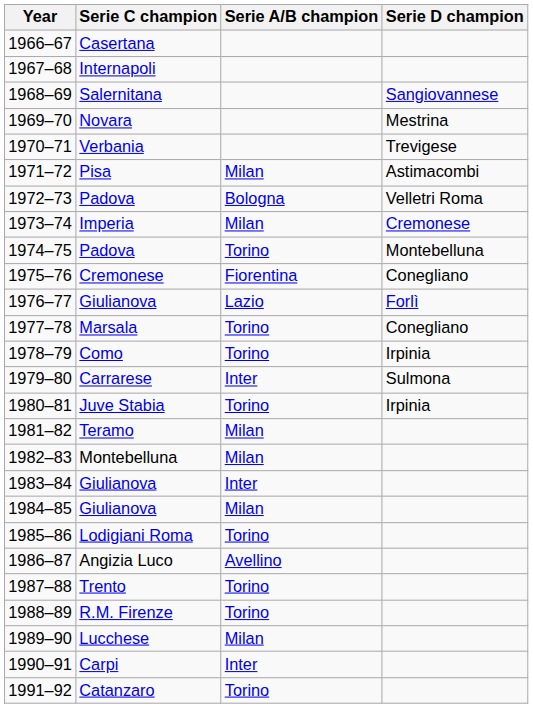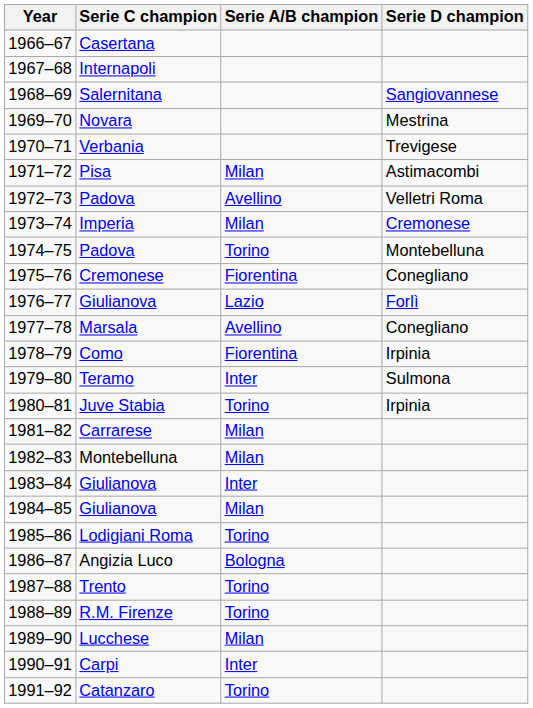(255, 198) Bologna -> (253, 198) Avellino
(247, 328) Torino -> (253, 328) Avellino
(247, 353) Torino -> (261, 353) Fiorentina
(116, 379) Carrarese -> (107, 379) Teramo
(107, 431) Teramo -> (116, 431) Carrarese
(253, 560) Avellino -> (255, 560) Bologna
